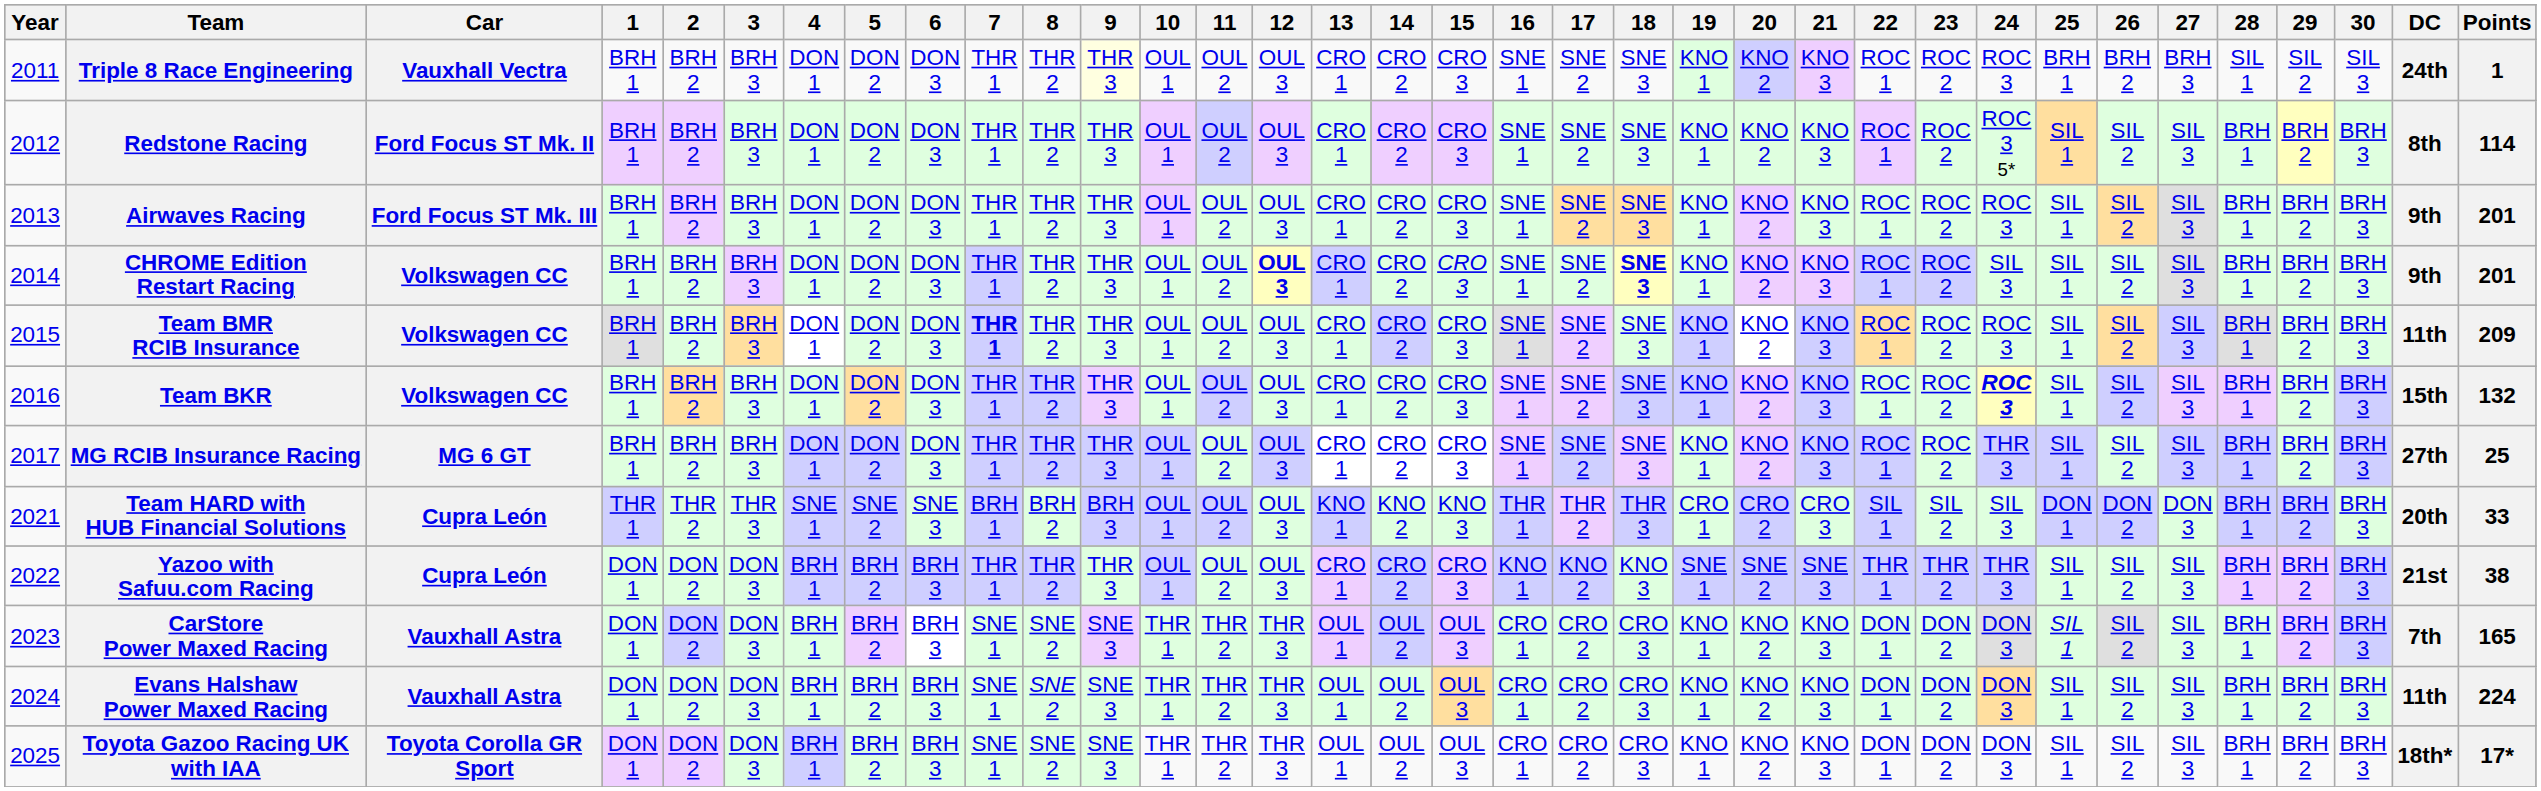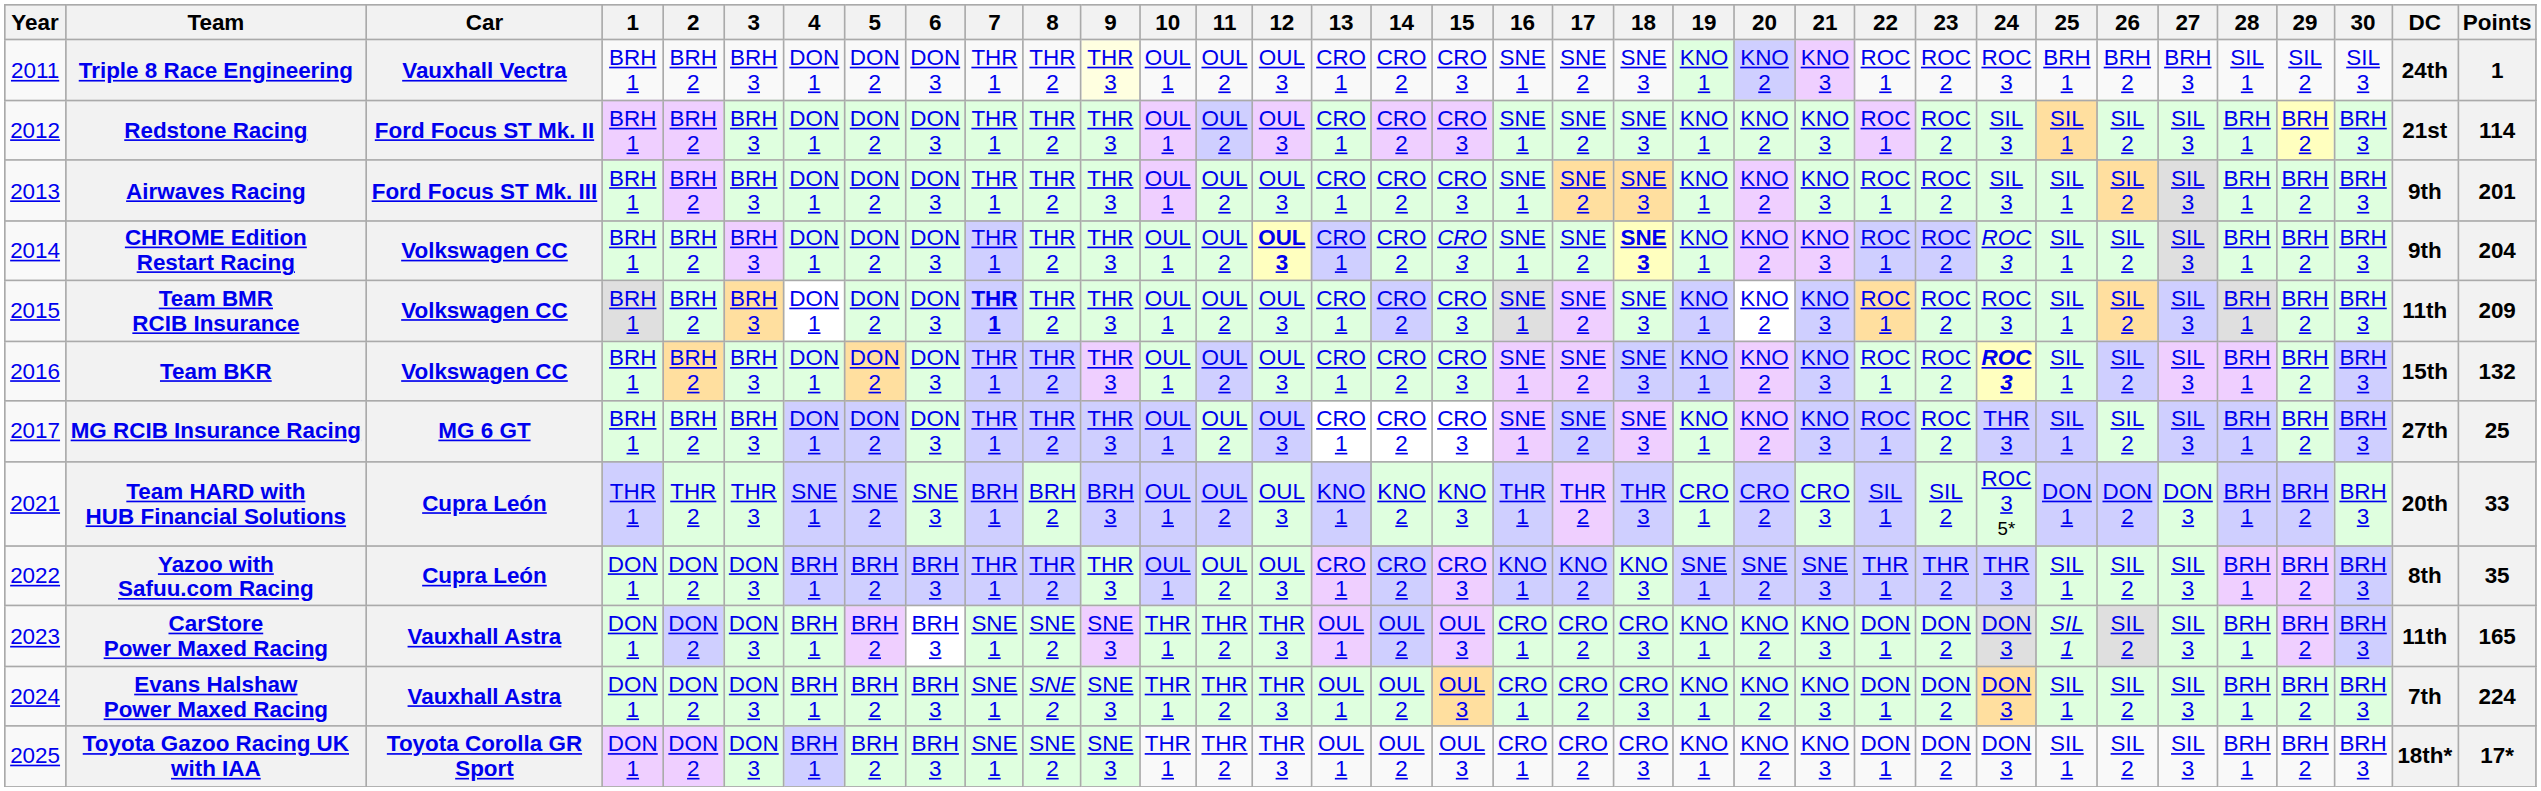(2006, 142) ROC 3 5* -> (2006, 130) SIL 3
(2425, 142) 8th -> (2425, 130) 21st
(2006, 215) ROC 3 -> (2006, 190) SIL 3
(2006, 275) SIL 3 -> (2006, 250) ROC 3
(2497, 275) 201 -> (2497, 250) 204
(2006, 515) SIL 3 -> (2006, 502) ROC 3 5*
(2425, 576) 21st -> (2425, 576) 8th
(2497, 576) 38 -> (2497, 576) 35
(2425, 636) 7th -> (2425, 636) 11th
(2425, 696) 11th -> (2425, 696) 7th
